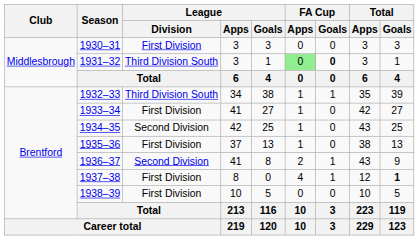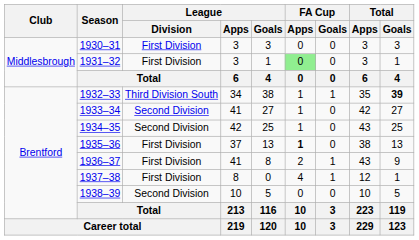(172, 62) Third Division South -> (172, 62) First Division
(333, 62) bold -> (333, 62) normal
(397, 95) normal -> (397, 95) bold
(172, 111) First Division -> (172, 111) Second Division
(300, 144) normal -> (300, 144) bold
(172, 161) Second Division -> (172, 161) First Division
(397, 177) bold -> (397, 177) normal
(172, 194) First Division -> (172, 194) Second Division
